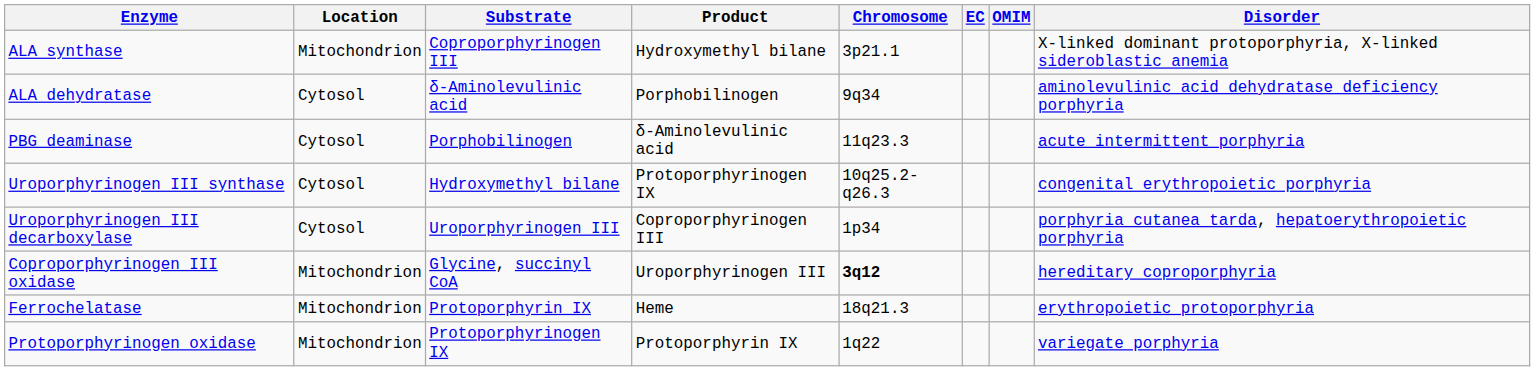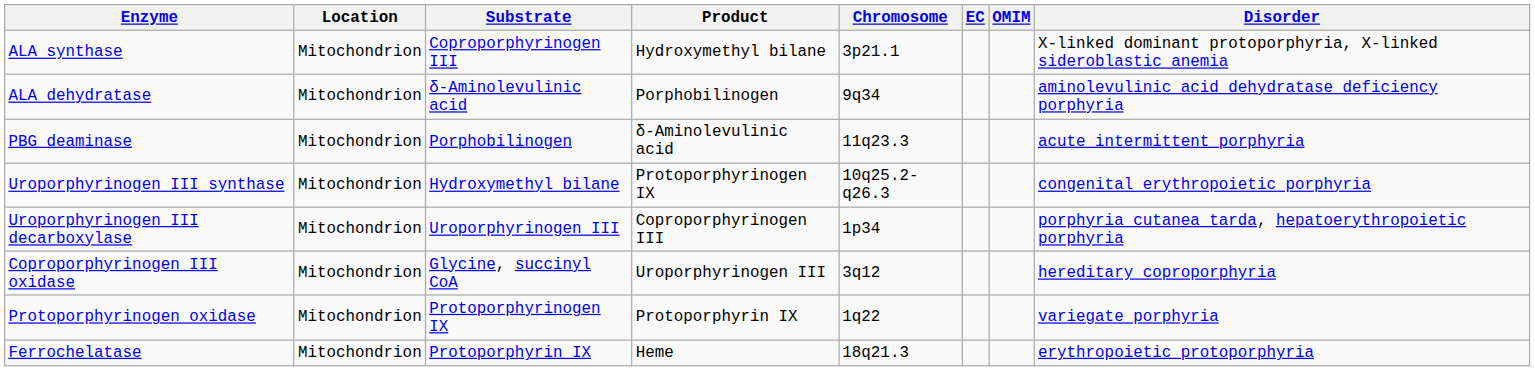(331, 97) Cytosol -> (360, 97) Mitochondrion
(331, 141) Cytosol -> (360, 141) Mitochondrion
(331, 185) Cytosol -> (360, 185) Mitochondrion
(331, 229) Cytosol -> (360, 229) Mitochondrion
(861, 273) bold -> (861, 273) normal
rows swapped: (132, 343) <-> (75, 308)
